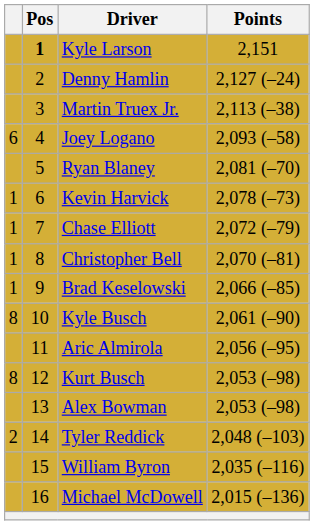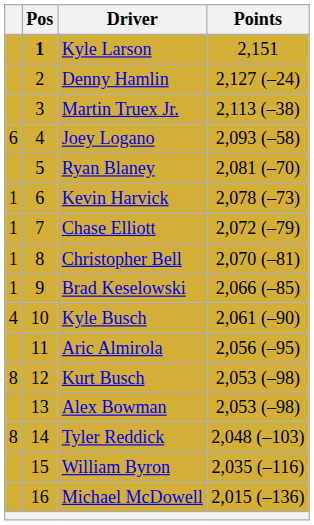(13, 317) 8 -> (13, 317) 4
(13, 437) 2 -> (13, 437) 8
